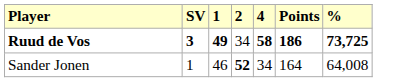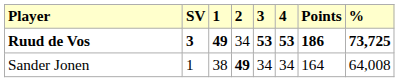+ column: (261, 16)
(264, 40) 58 -> (287, 40) 53
(220, 64) 46 -> (220, 64) 38
(242, 64) 52 -> (242, 64) 49
